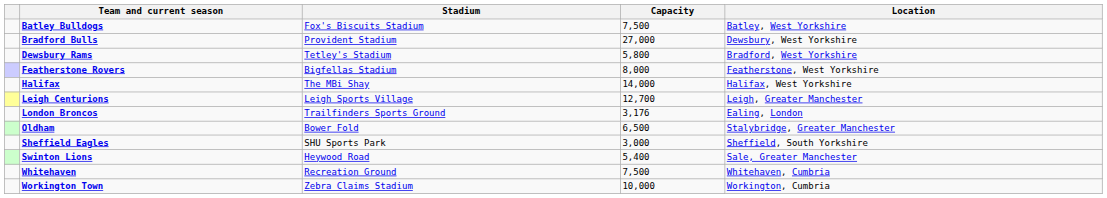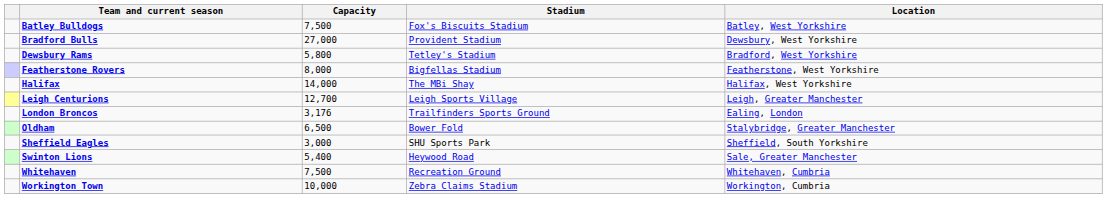columns swapped: (461, 12) <-> (672, 12)
